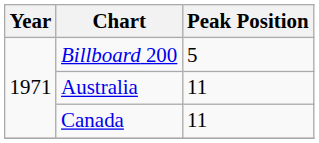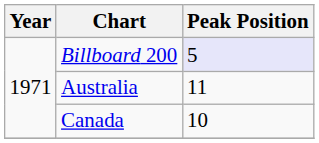(192, 54) no background -> (192, 54) lavender background
(197, 120) 11 -> (197, 120) 10
